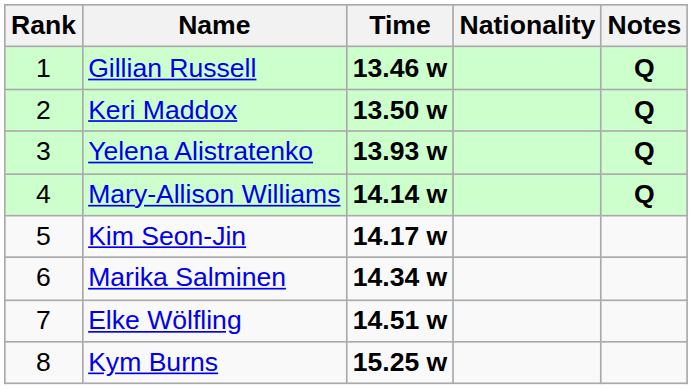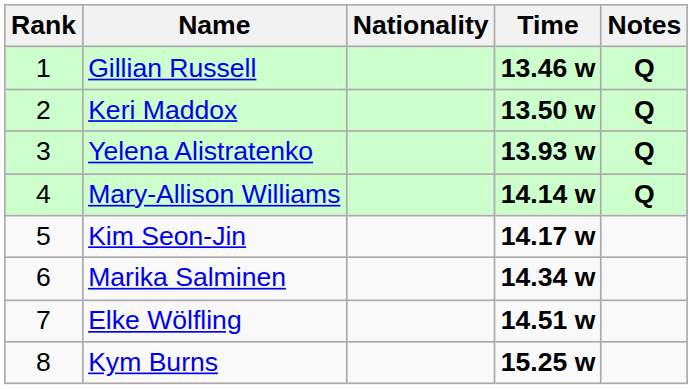columns swapped: (527, 25) <-> (400, 25)
